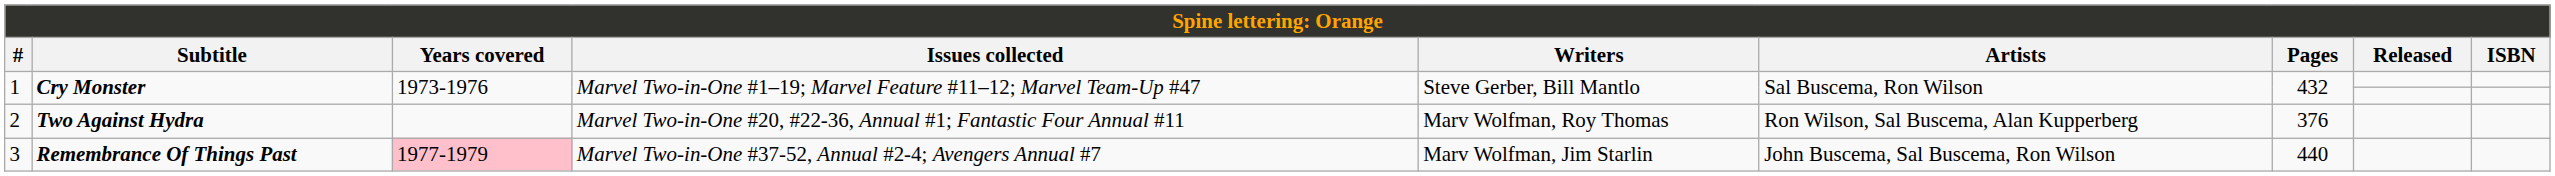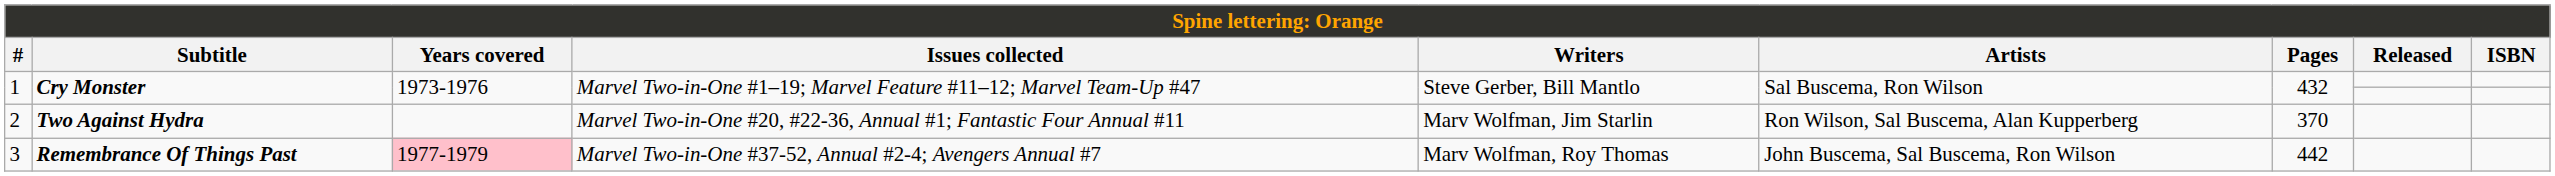(1546, 120) Marv Wolfman, Roy Thomas -> (1538, 120) Marv Wolfman, Jim Starlin
(2313, 120) 376 -> (2313, 120) 370
(1538, 154) Marv Wolfman, Jim Starlin -> (1546, 154) Marv Wolfman, Roy Thomas
(2313, 154) 440 -> (2313, 154) 442
